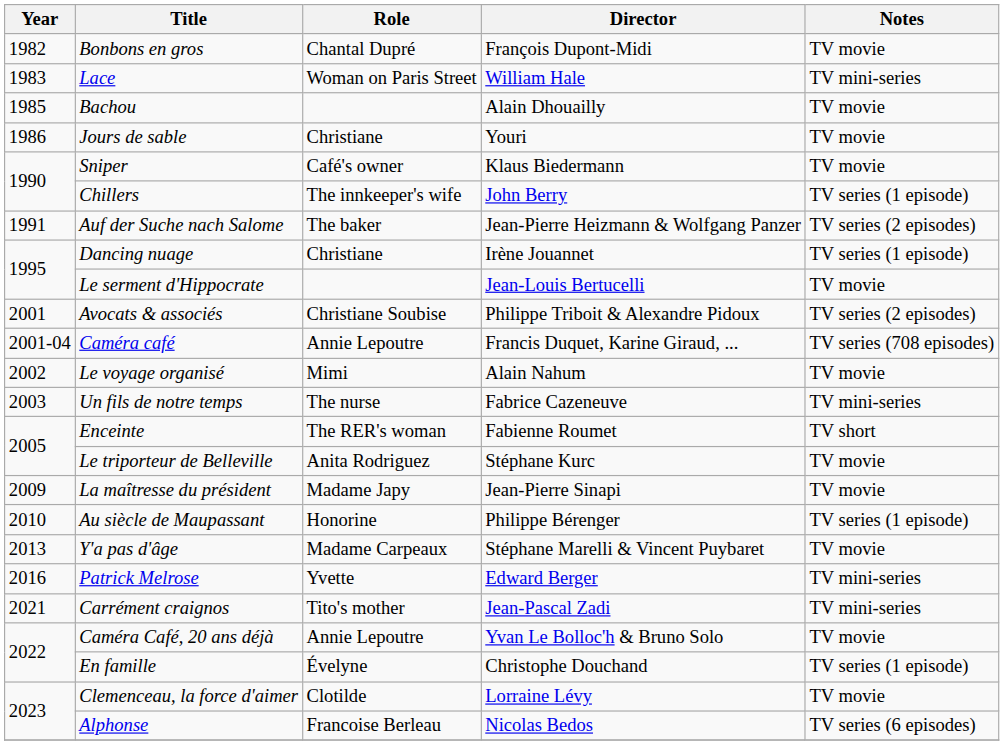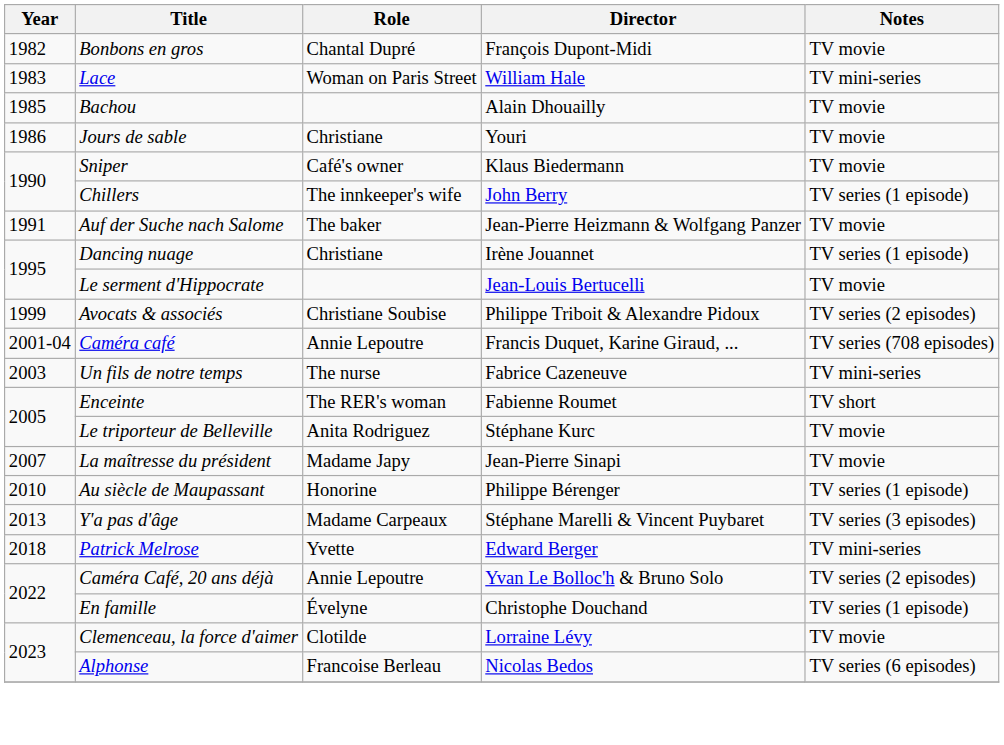(893, 225) TV series (2 episodes) -> (847, 225) TV movie
(27, 313) 2001 -> (27, 313) 1999
- row: (152, 372)
(27, 490) 2009 -> (27, 460) 2007
(847, 549) TV movie -> (893, 519) TV series (3 episodes)
(27, 578) 2016 -> (27, 549) 2018
- row: (154, 607)
(847, 637) TV movie -> (893, 578) TV series (2 episodes)
